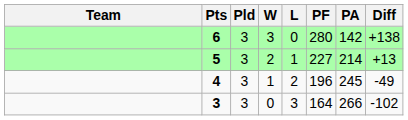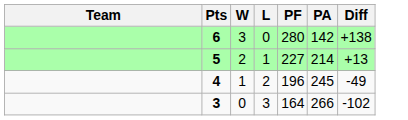- column: (244, 15)
